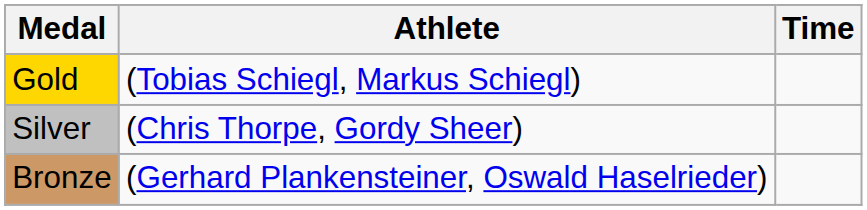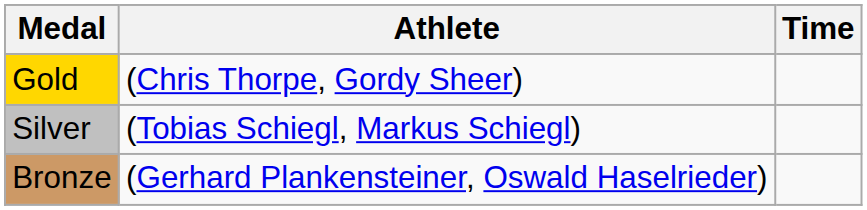(353, 79) (Tobias Schiegl, Markus Schiegl) -> (324, 79) (Chris Thorpe, Gordy Sheer)
(324, 128) (Chris Thorpe, Gordy Sheer) -> (353, 128) (Tobias Schiegl, Markus Schiegl)
